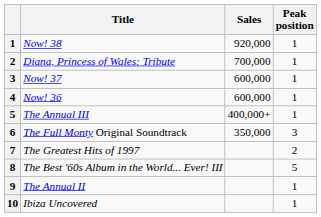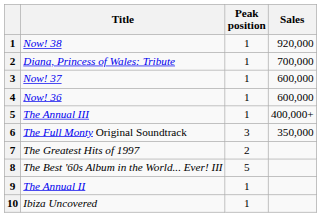columns swapped: (295, 19) <-> (249, 19)
